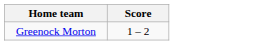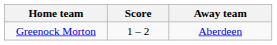+ column: (220, 13)
